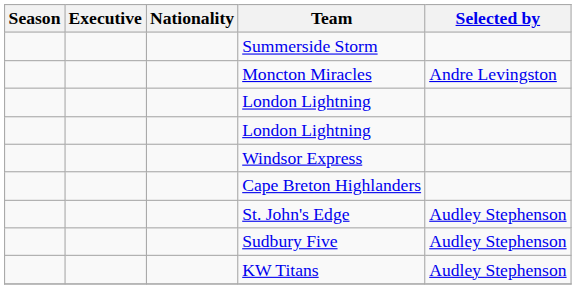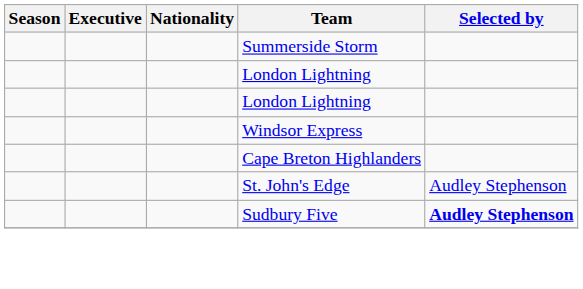- row: (35, 74)
(498, 241) normal -> (501, 213) bold
- row: (35, 270)
